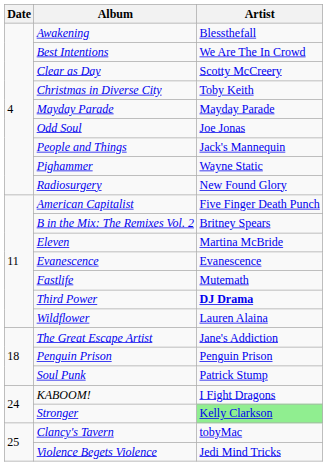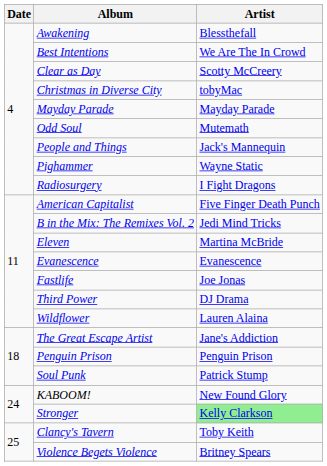(227, 90) Toby Keith -> (221, 90) tobyMac
(222, 128) Joe Jonas -> (224, 128) Mutemath
(243, 185) New Found Glory -> (237, 185) I Fight Dragons
(235, 223) Britney Spears -> (240, 223) Jedi Mind Tricks
(224, 280) Mutemath -> (222, 280) Joe Jonas
(226, 299) bold -> (224, 299) normal
(237, 394) I Fight Dragons -> (243, 394) New Found Glory
(221, 432) tobyMac -> (227, 432) Toby Keith
(240, 451) Jedi Mind Tricks -> (235, 451) Britney Spears
